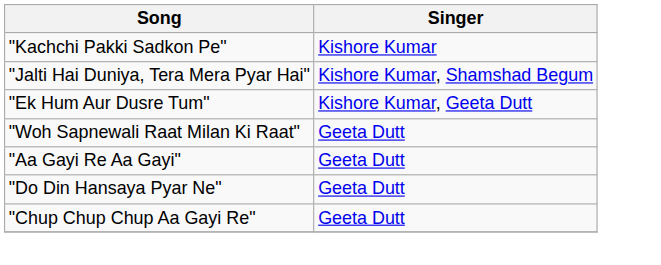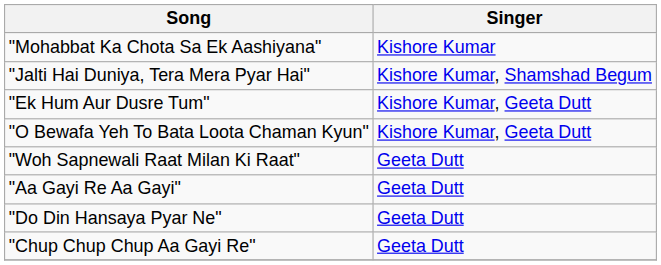- row: (118, 47)
+ row: (165, 47)
+ row: (189, 132)
